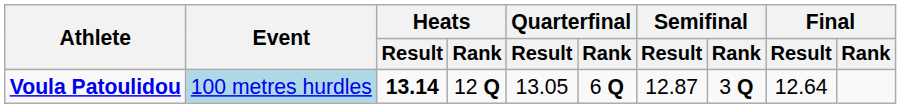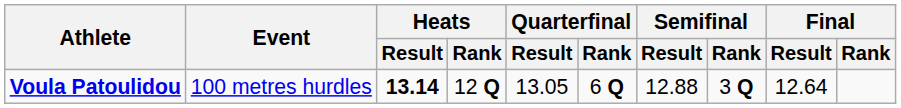(281, 87) lightblue background -> (281, 87) no background
(672, 87) 12.87 -> (672, 87) 12.88
